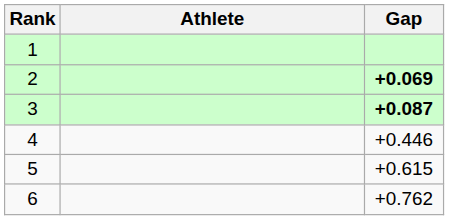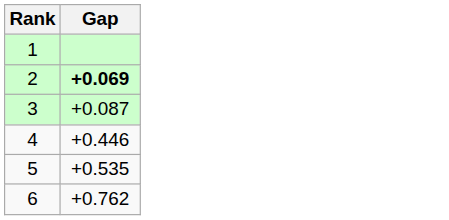- column: (212, 19)
(404, 109) bold -> (100, 109) normal
(404, 169) +0.615 -> (100, 169) +0.535
